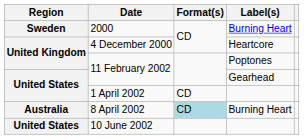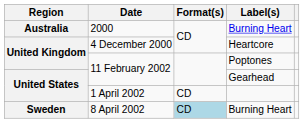(46, 28) Sweden -> (46, 28) Australia
(46, 110) Australia -> (46, 110) Sweden
- row: (122, 126)
